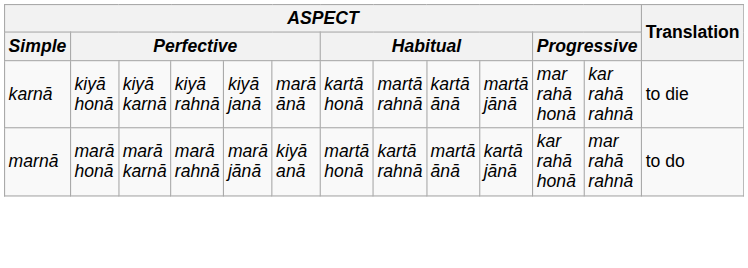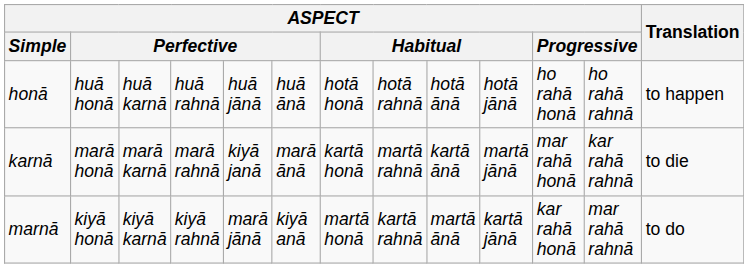+ row: (28, 94)
(94, 94) kiyā honā -> (94, 161) marā honā
(145, 94) kiyā karnā -> (145, 161) marā karnā
(197, 94) kiyā rahnā -> (197, 161) marā rahnā
(94, 161) marā honā -> (94, 229) kiyā honā
(145, 161) marā karnā -> (145, 229) kiyā karnā
(197, 161) marā rahnā -> (197, 229) kiyā rahnā
